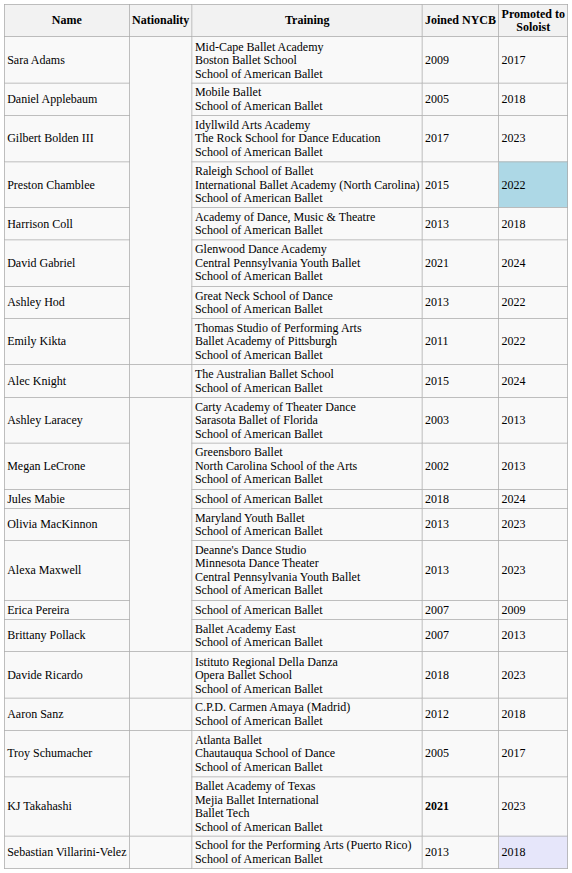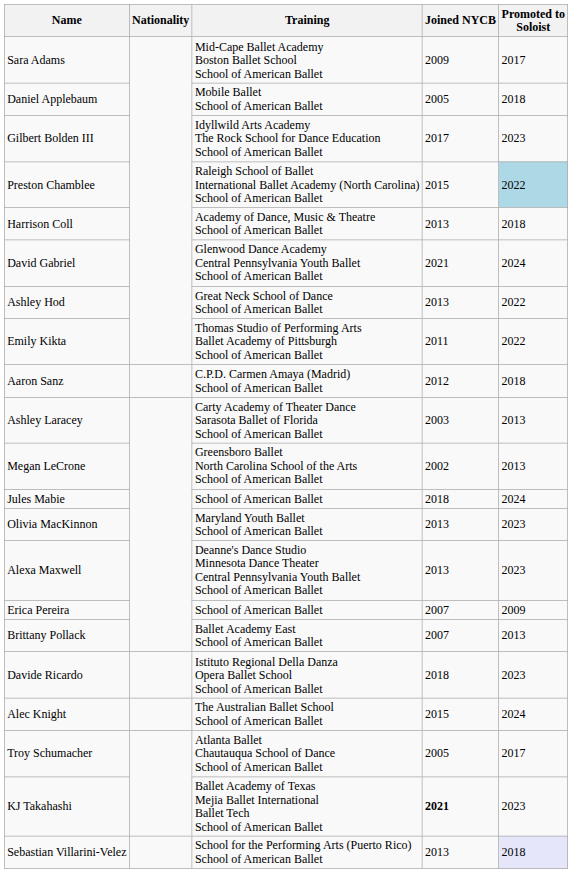rows swapped: (37, 381) <-> (35, 714)
